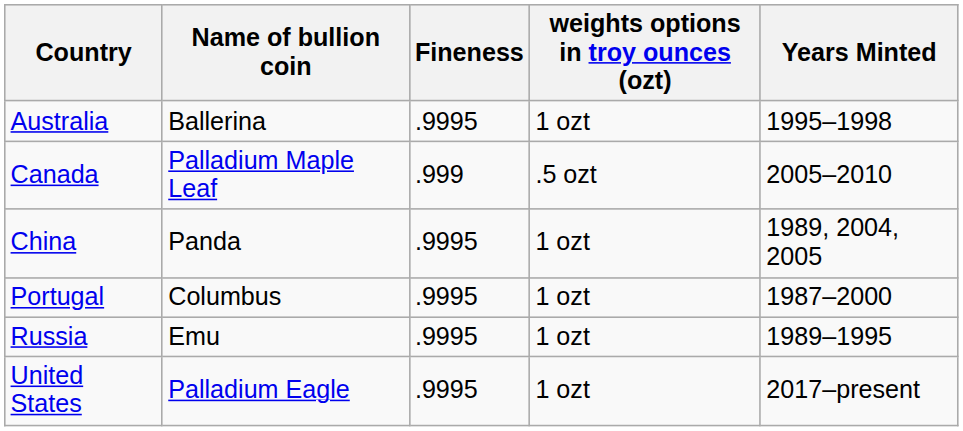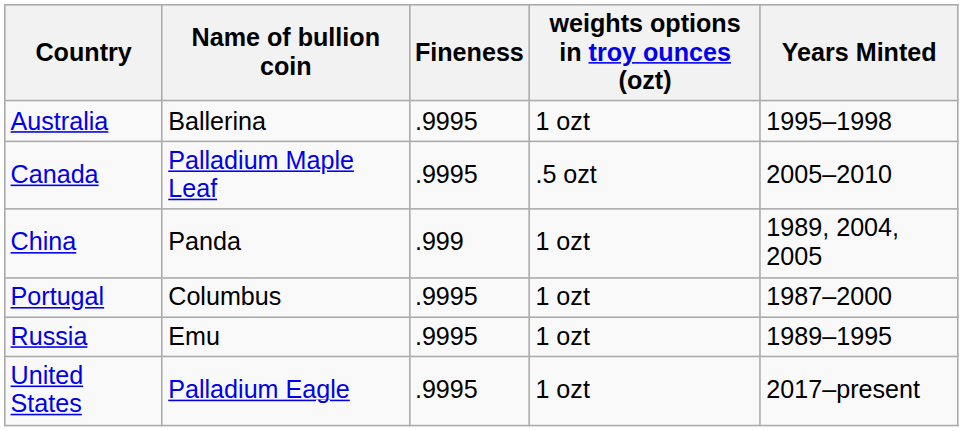(439, 174) .999 -> (446, 174) .9995
(446, 242) .9995 -> (439, 242) .999
